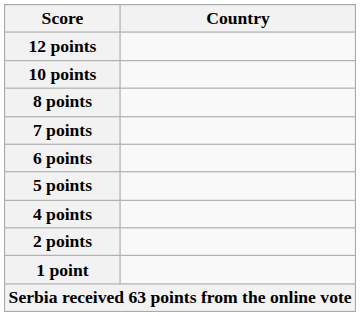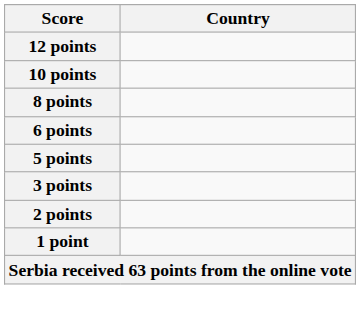- row: (62, 130)
- row: (62, 213)
+ row: (62, 185)
